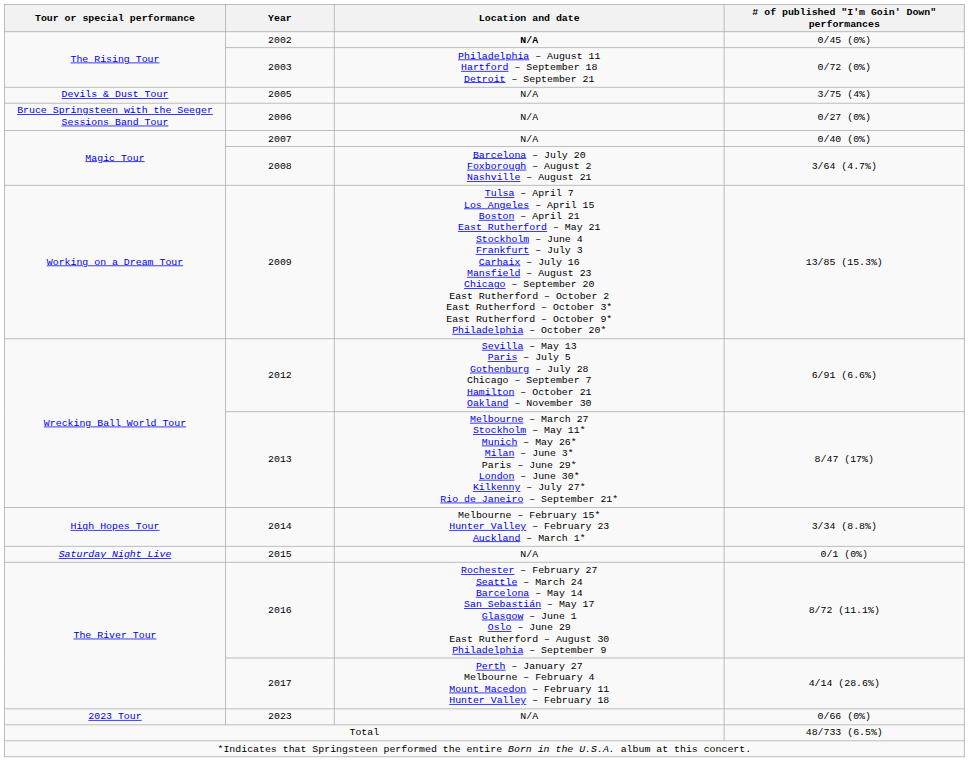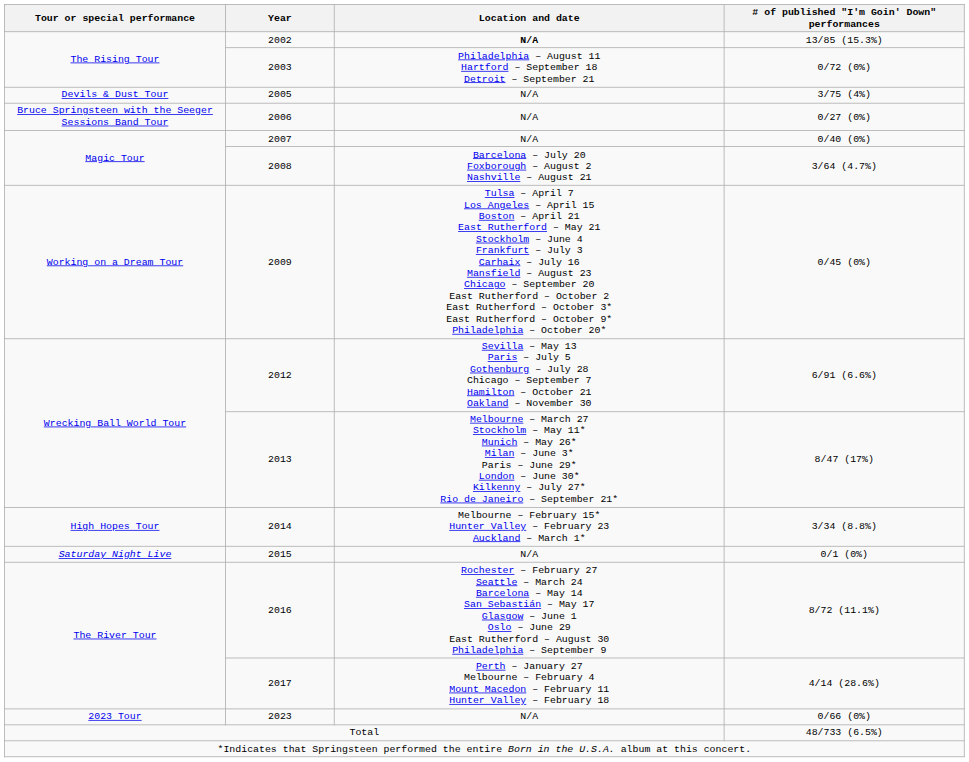(844, 40) 0/45 (0%) -> (844, 40) 13/85 (15.3%)
(844, 262) 13/85 (15.3%) -> (844, 262) 0/45 (0%)
